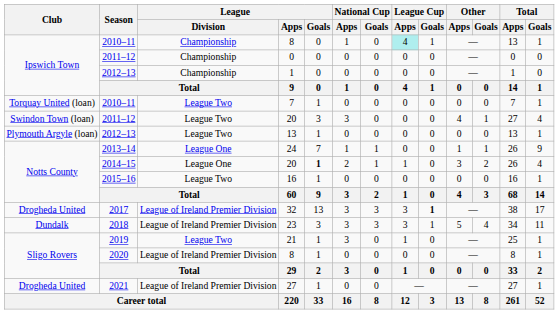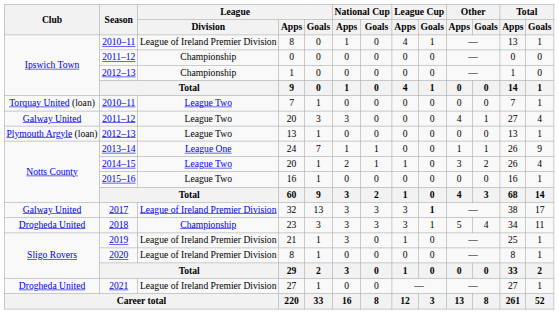(208, 42) Championship -> (208, 42) League of Ireland Premier Division
(405, 42) paleturquoise background -> (405, 42) no background
(52, 118) Swindon Town (loan) -> (52, 118) Galway United
(208, 164) League One -> (208, 164) League Two
(318, 164) bold -> (318, 164) normal
(52, 210) Drogheda United -> (52, 210) Galway United
(52, 225) Dundalk -> (52, 225) Drogheda United
(208, 225) League of Ireland Premier Division -> (208, 225) Championship
(208, 240) League Two -> (208, 240) League of Ireland Premier Division
